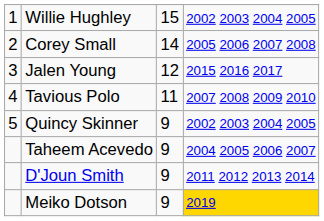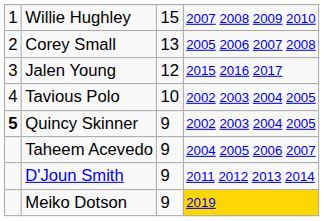(251, 18) 2002 2003 2004 2005 -> (251, 18) 2007 2008 2009 2010
(170, 44) 14 -> (170, 44) 13
(169, 96) 11 -> (170, 96) 10
(251, 97) 2007 2008 2009 2010 -> (251, 97) 2002 2003 2004 2005
(13, 123) normal -> (13, 123) bold
